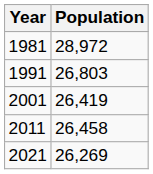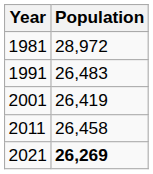(81, 73) 26,803 -> (81, 73) 26,483
(81, 155) normal -> (81, 155) bold
